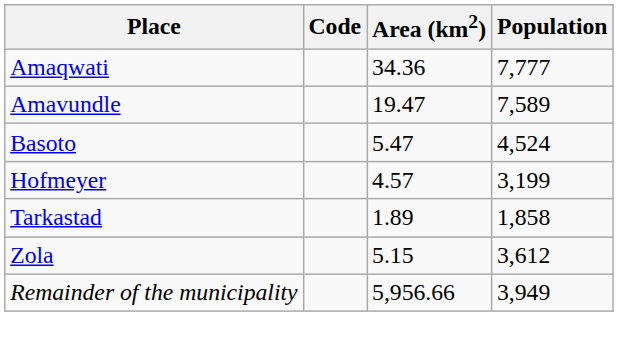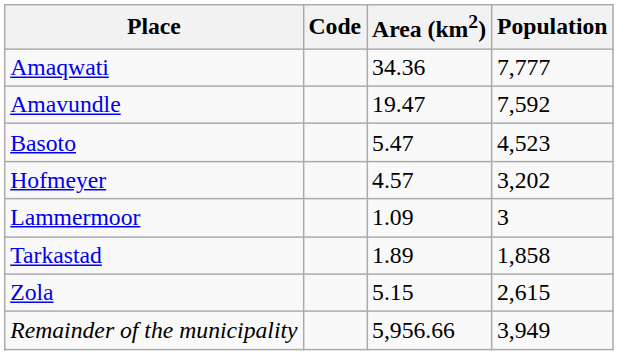(524, 104) 7,589 -> (524, 104) 7,592
(524, 142) 4,524 -> (524, 142) 4,523
(524, 179) 3,199 -> (524, 179) 3,202
+ row: (75, 217)
(524, 255) 3,612 -> (524, 292) 2,615
